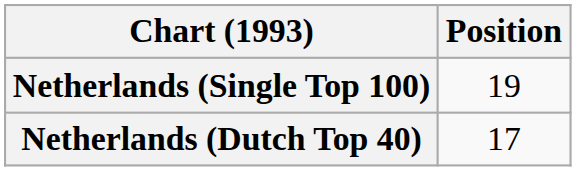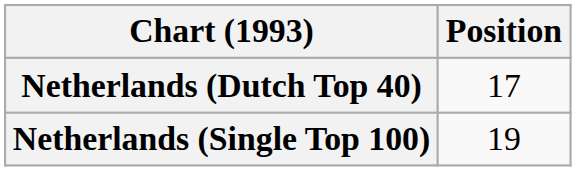rows swapped: (222, 138) <-> (222, 84)
